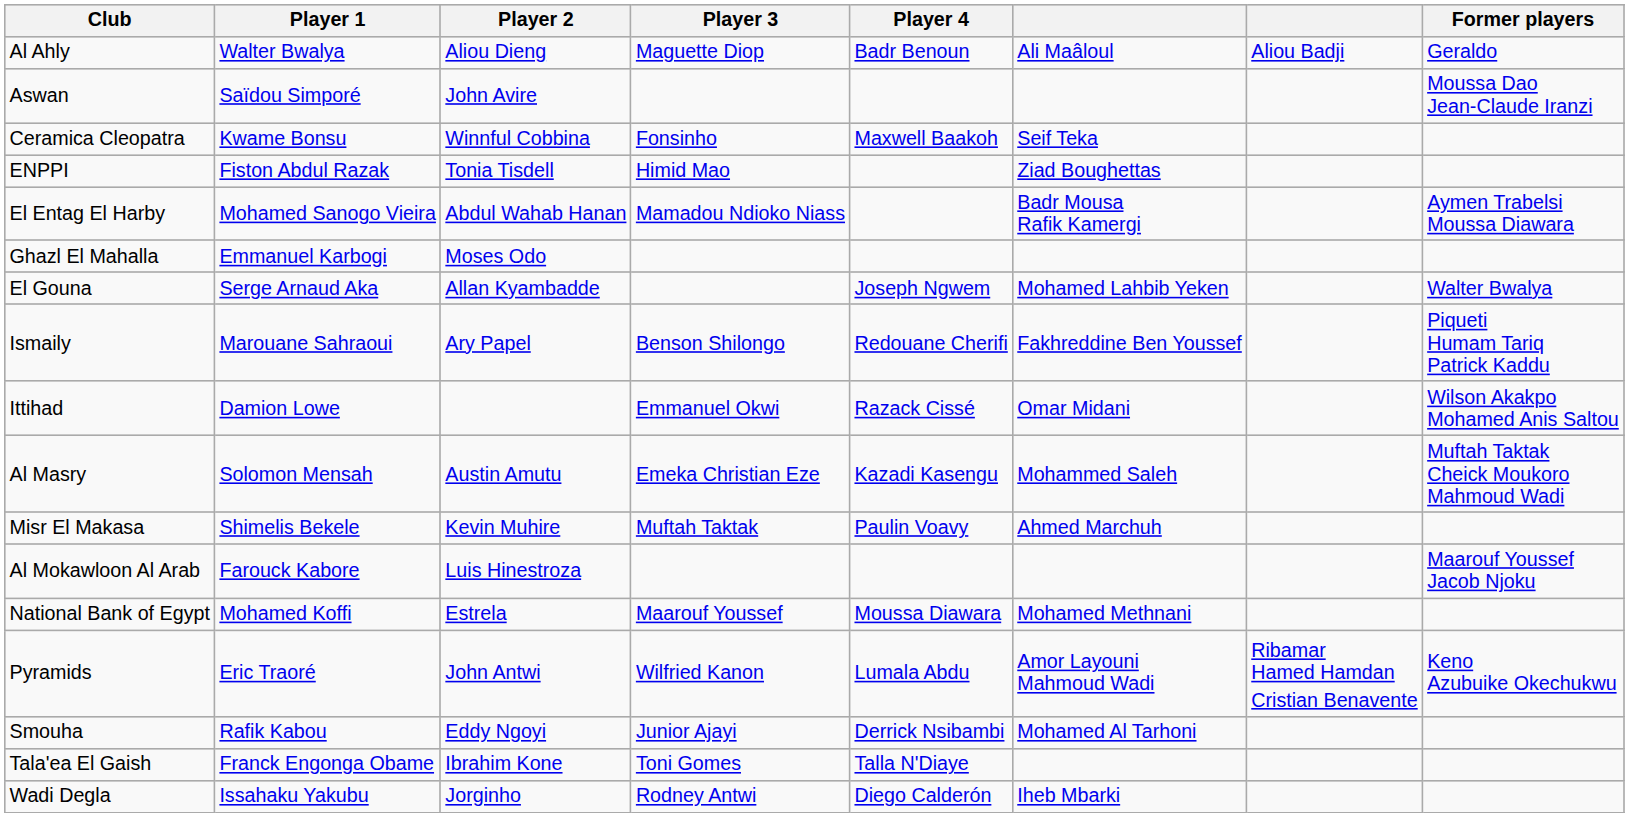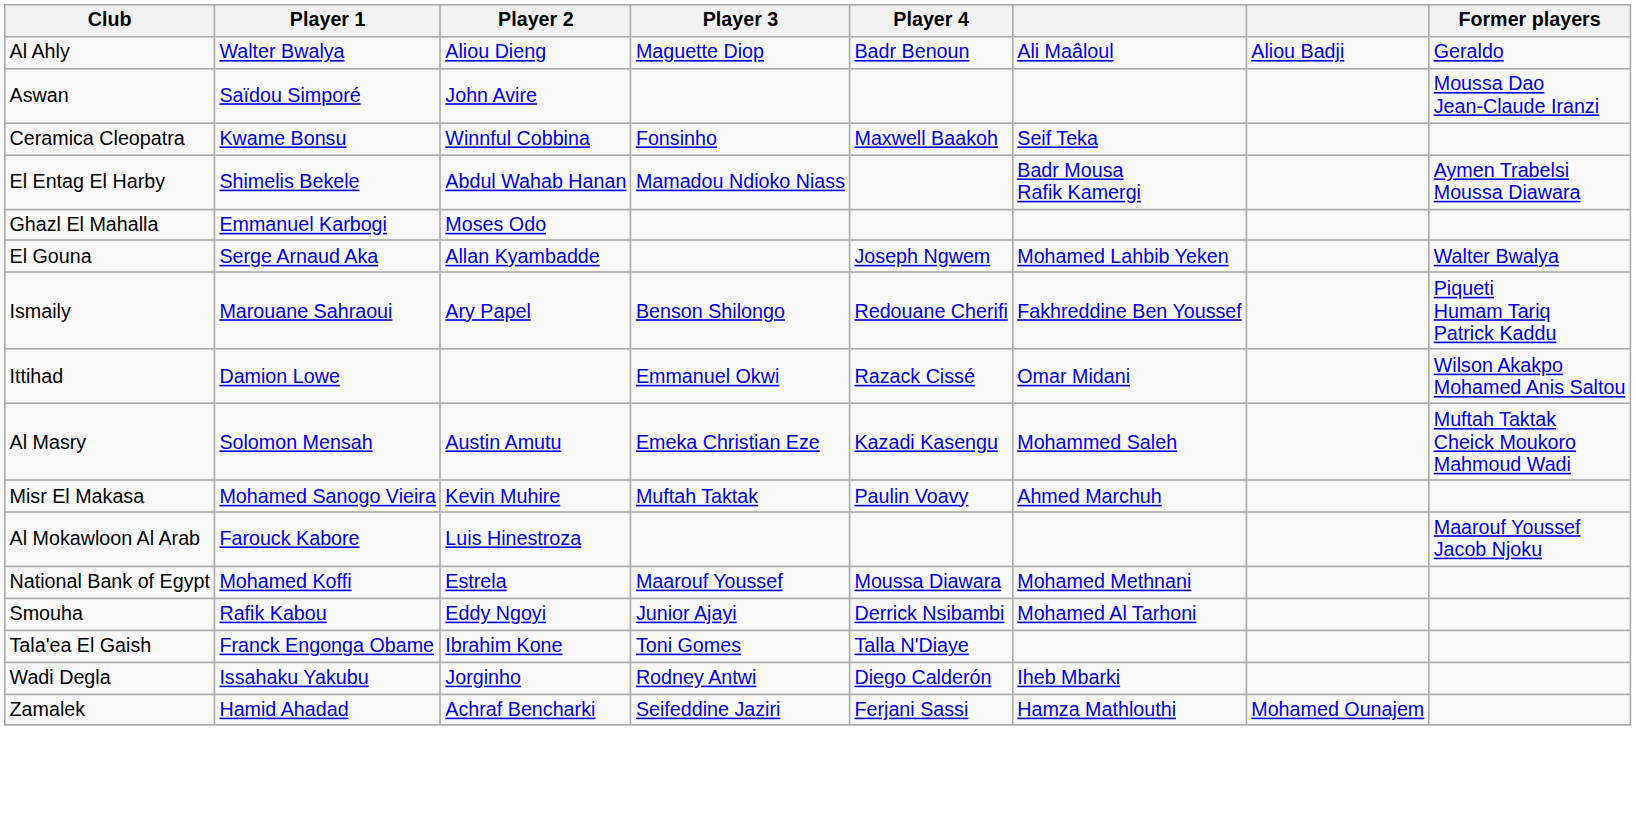- row: (39, 171)
(328, 214) Mohamed Sanogo Vieira -> (289, 182) Shimelis Bekele
(289, 528) Shimelis Bekele -> (328, 496) Mohamed Sanogo Vieira
- row: (51, 673)
+ row: (47, 710)
